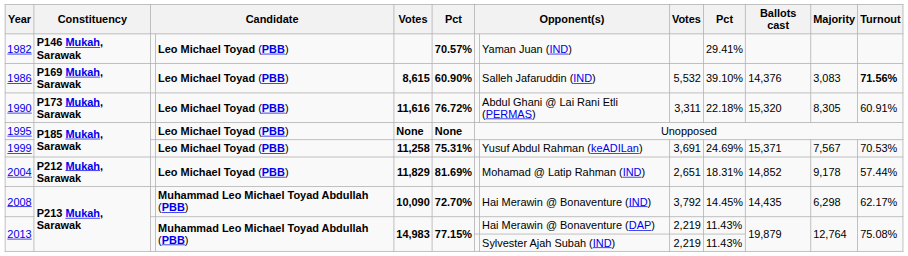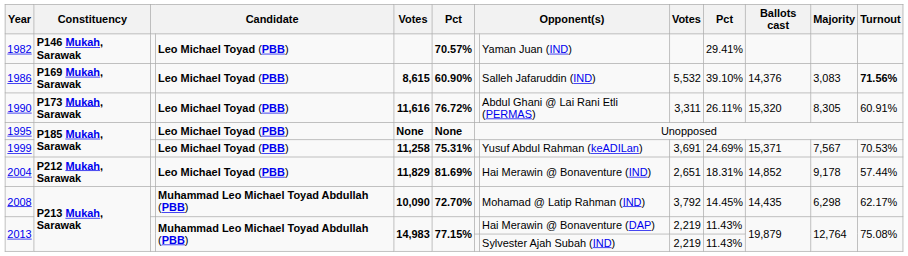(725, 108) 22.18% -> (724, 108) 26.11%
(564, 172) Mohamad @ Latip Rahman (IND) -> (567, 172) Hai Merawin @ Bonaventure (IND)
(567, 202) Hai Merawin @ Bonaventure (IND) -> (564, 202) Mohamad @ Latip Rahman (IND)
